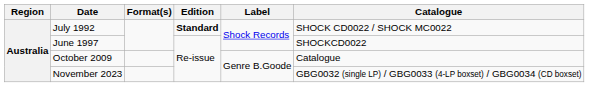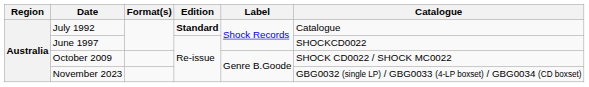(374, 27) SHOCK CD0022 / SHOCK MC0022 -> (318, 27) Catalogue
(318, 58) Catalogue -> (374, 58) SHOCK CD0022 / SHOCK MC0022
